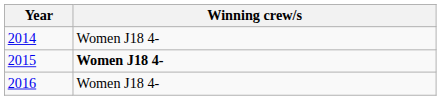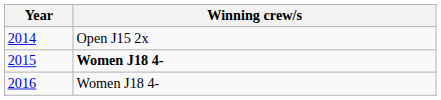(118, 38) Women J18 4- -> (113, 38) Open J15 2x
